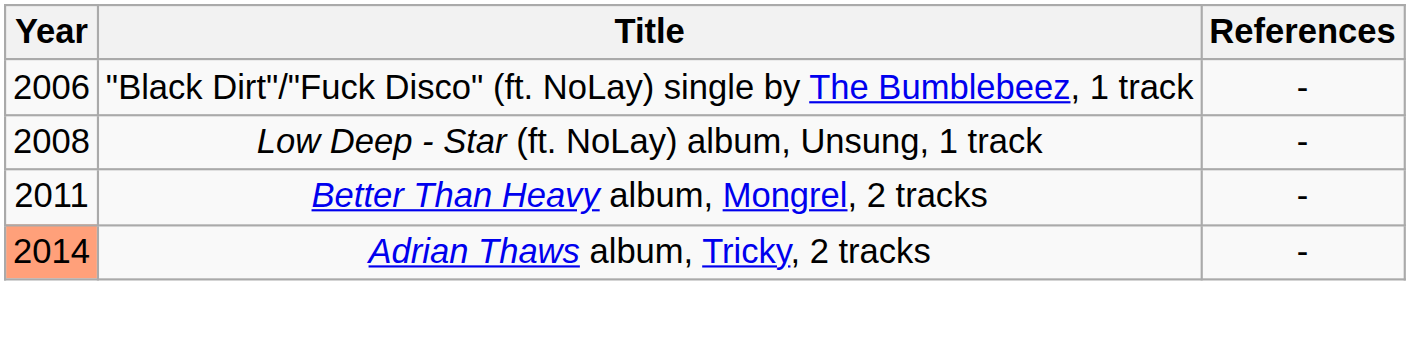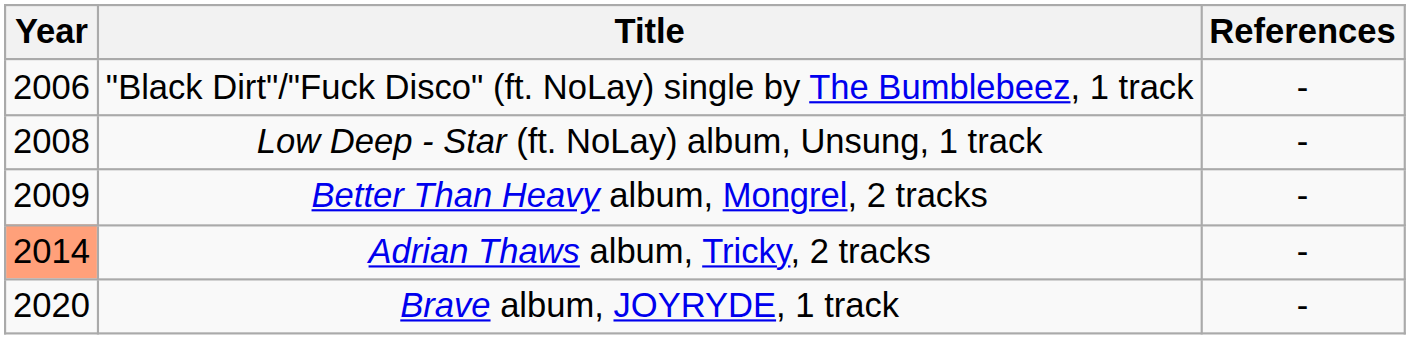(51, 196) 2011 -> (51, 196) 2009
+ row: (650, 305)
